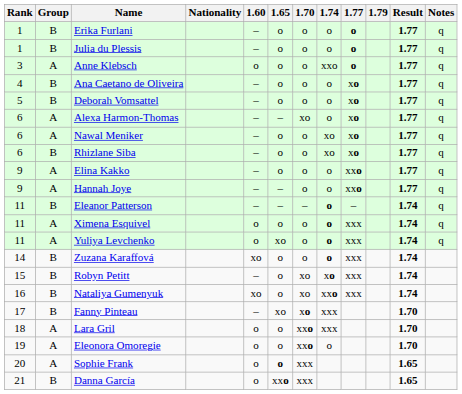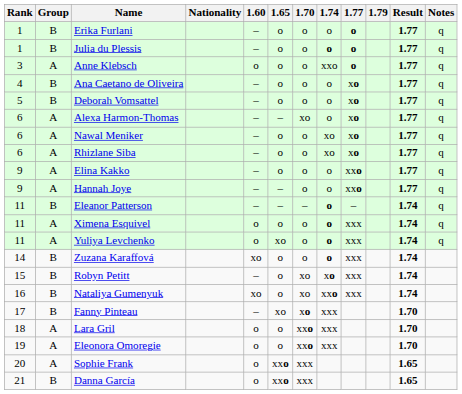(329, 48) normal -> (329, 48) bold
(53, 153) B -> (53, 153) A
(329, 345) o -> (329, 345) xxx
(280, 363) o -> (280, 363) xxo
